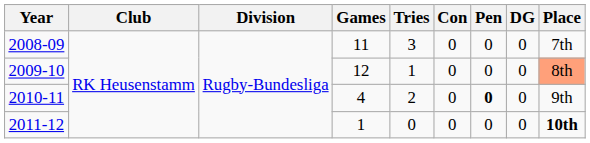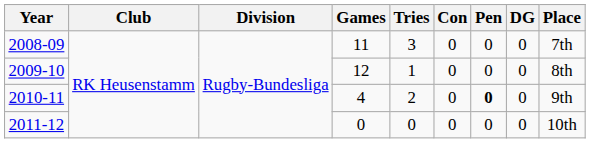(562, 71) lightsalmon background -> (562, 71) no background
(361, 124) 1 -> (361, 124) 0
(562, 124) bold -> (562, 124) normal
